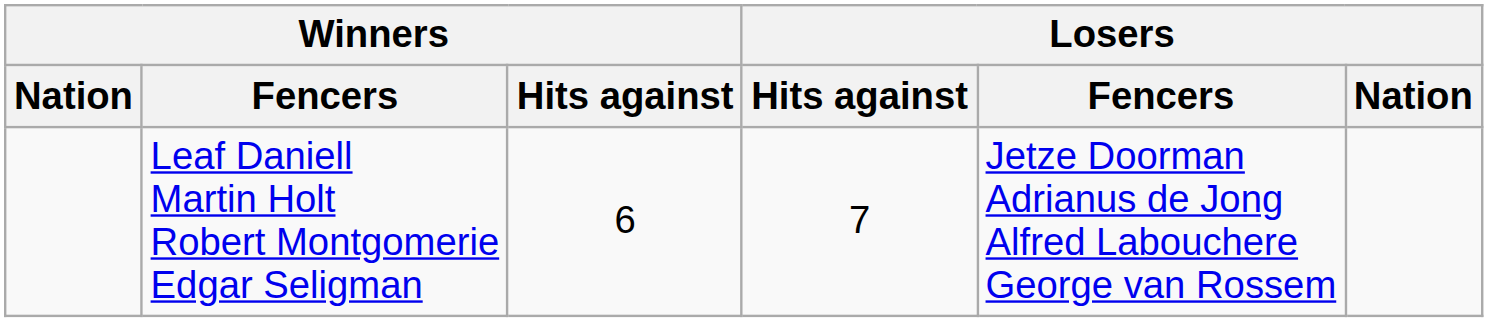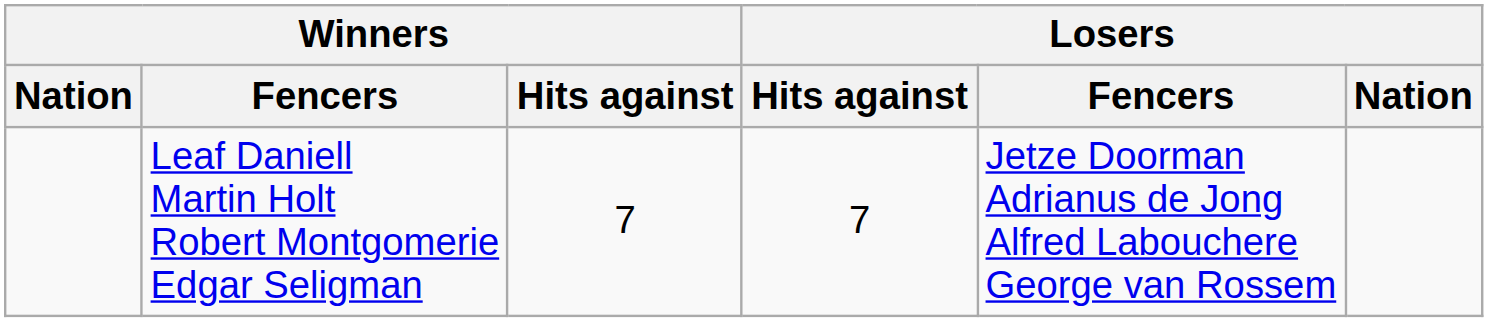(625, 220) 6 -> (625, 220) 7
